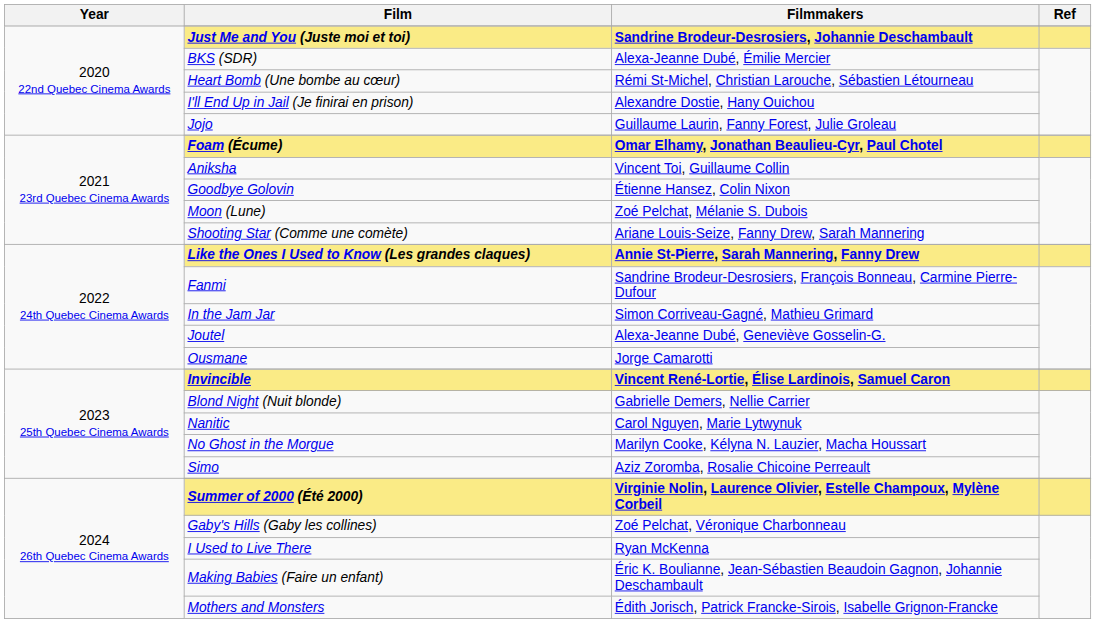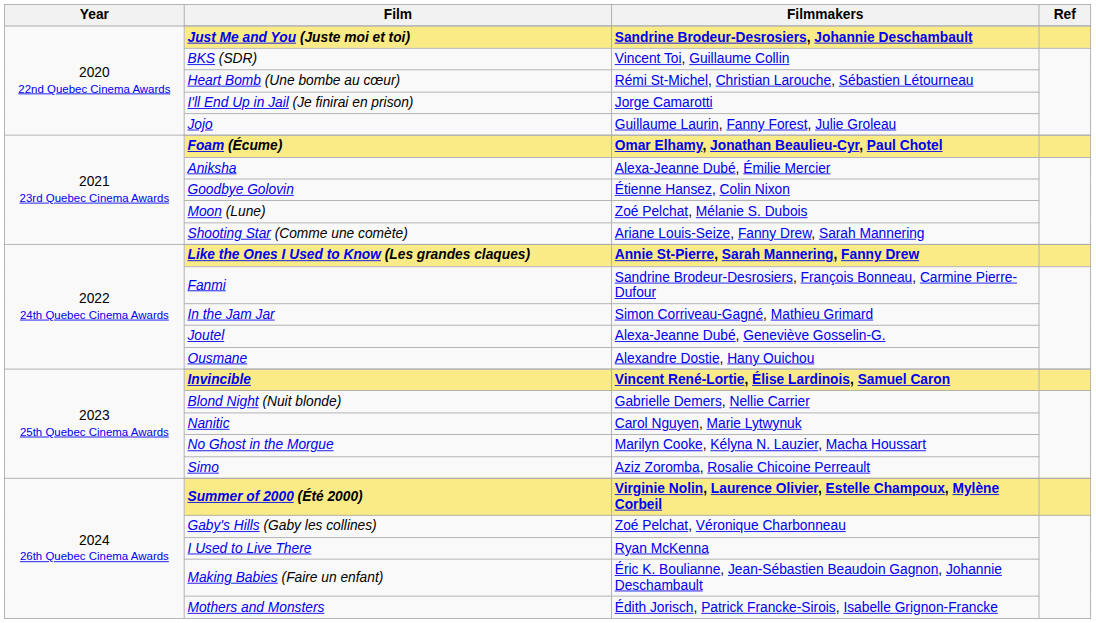(723, 59) Alexa-Jeanne Dubé, Émilie Mercier -> (702, 59) Vincent Toi, Guillaume Collin
(715, 102) Alexandre Dostie, Hany Ouichou -> (664, 102) Jorge Camarotti
(702, 168) Vincent Toi, Guillaume Collin -> (723, 168) Alexa-Jeanne Dubé, Émilie Mercier
(664, 358) Jorge Camarotti -> (715, 358) Alexandre Dostie, Hany Ouichou
